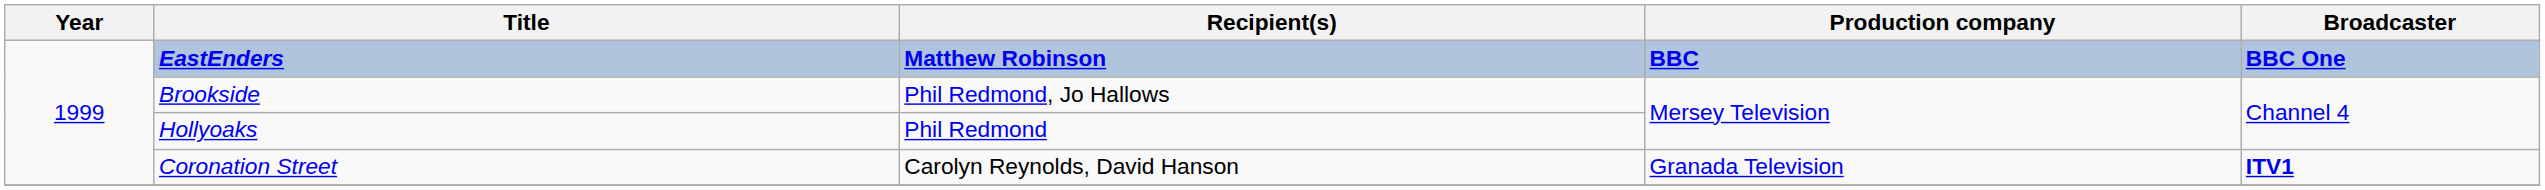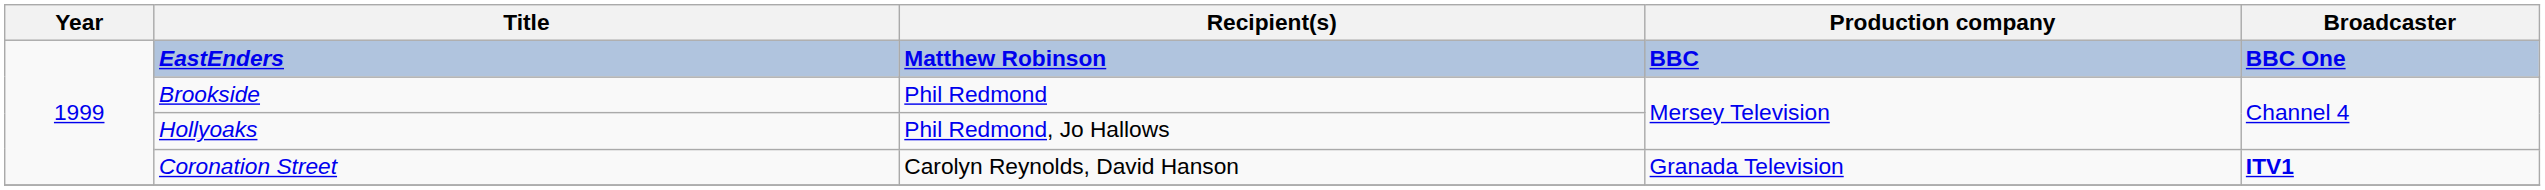(1037, 94) Phil Redmond, Jo Hallows -> (976, 94) Phil Redmond
(976, 130) Phil Redmond -> (1037, 130) Phil Redmond, Jo Hallows
